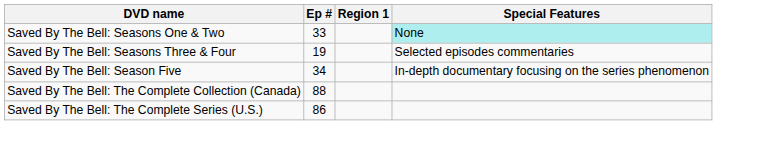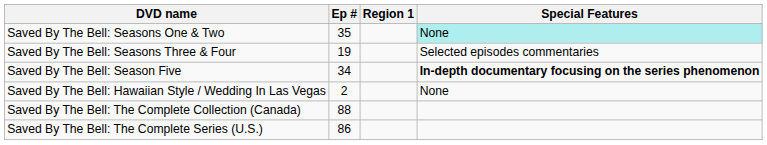(319, 33) 33 -> (344, 33) 35
(552, 71) normal -> (590, 71) bold
+ row: (166, 91)
